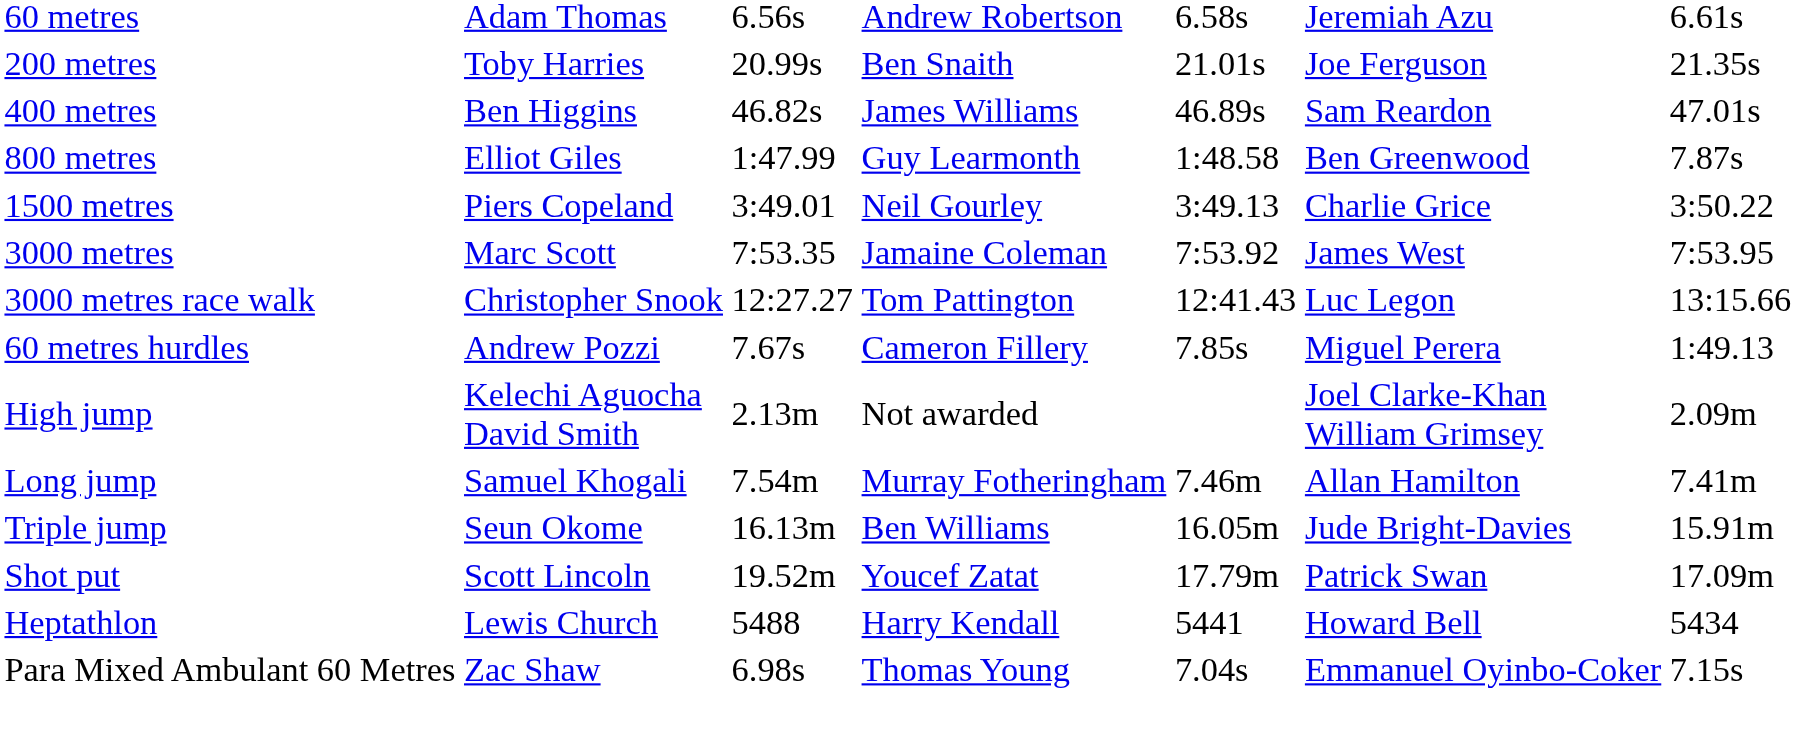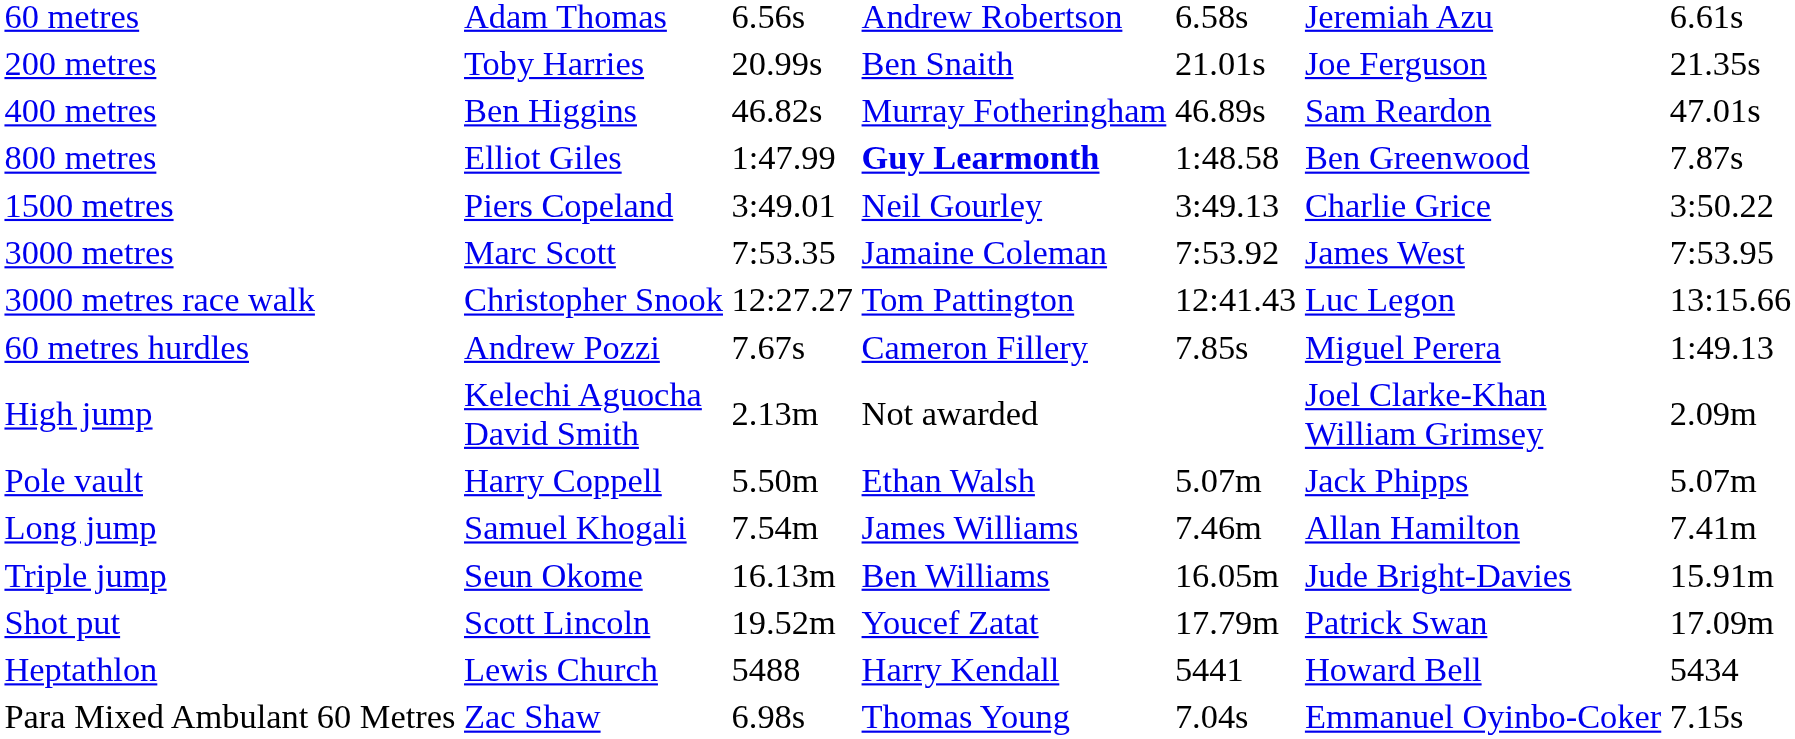(970, 110) James Williams -> (1014, 110) Murray Fotheringham
(971, 158) normal -> (981, 158) bold
+ row: (74, 480)
(1014, 480) Murray Fotheringham -> (970, 527) James Williams
